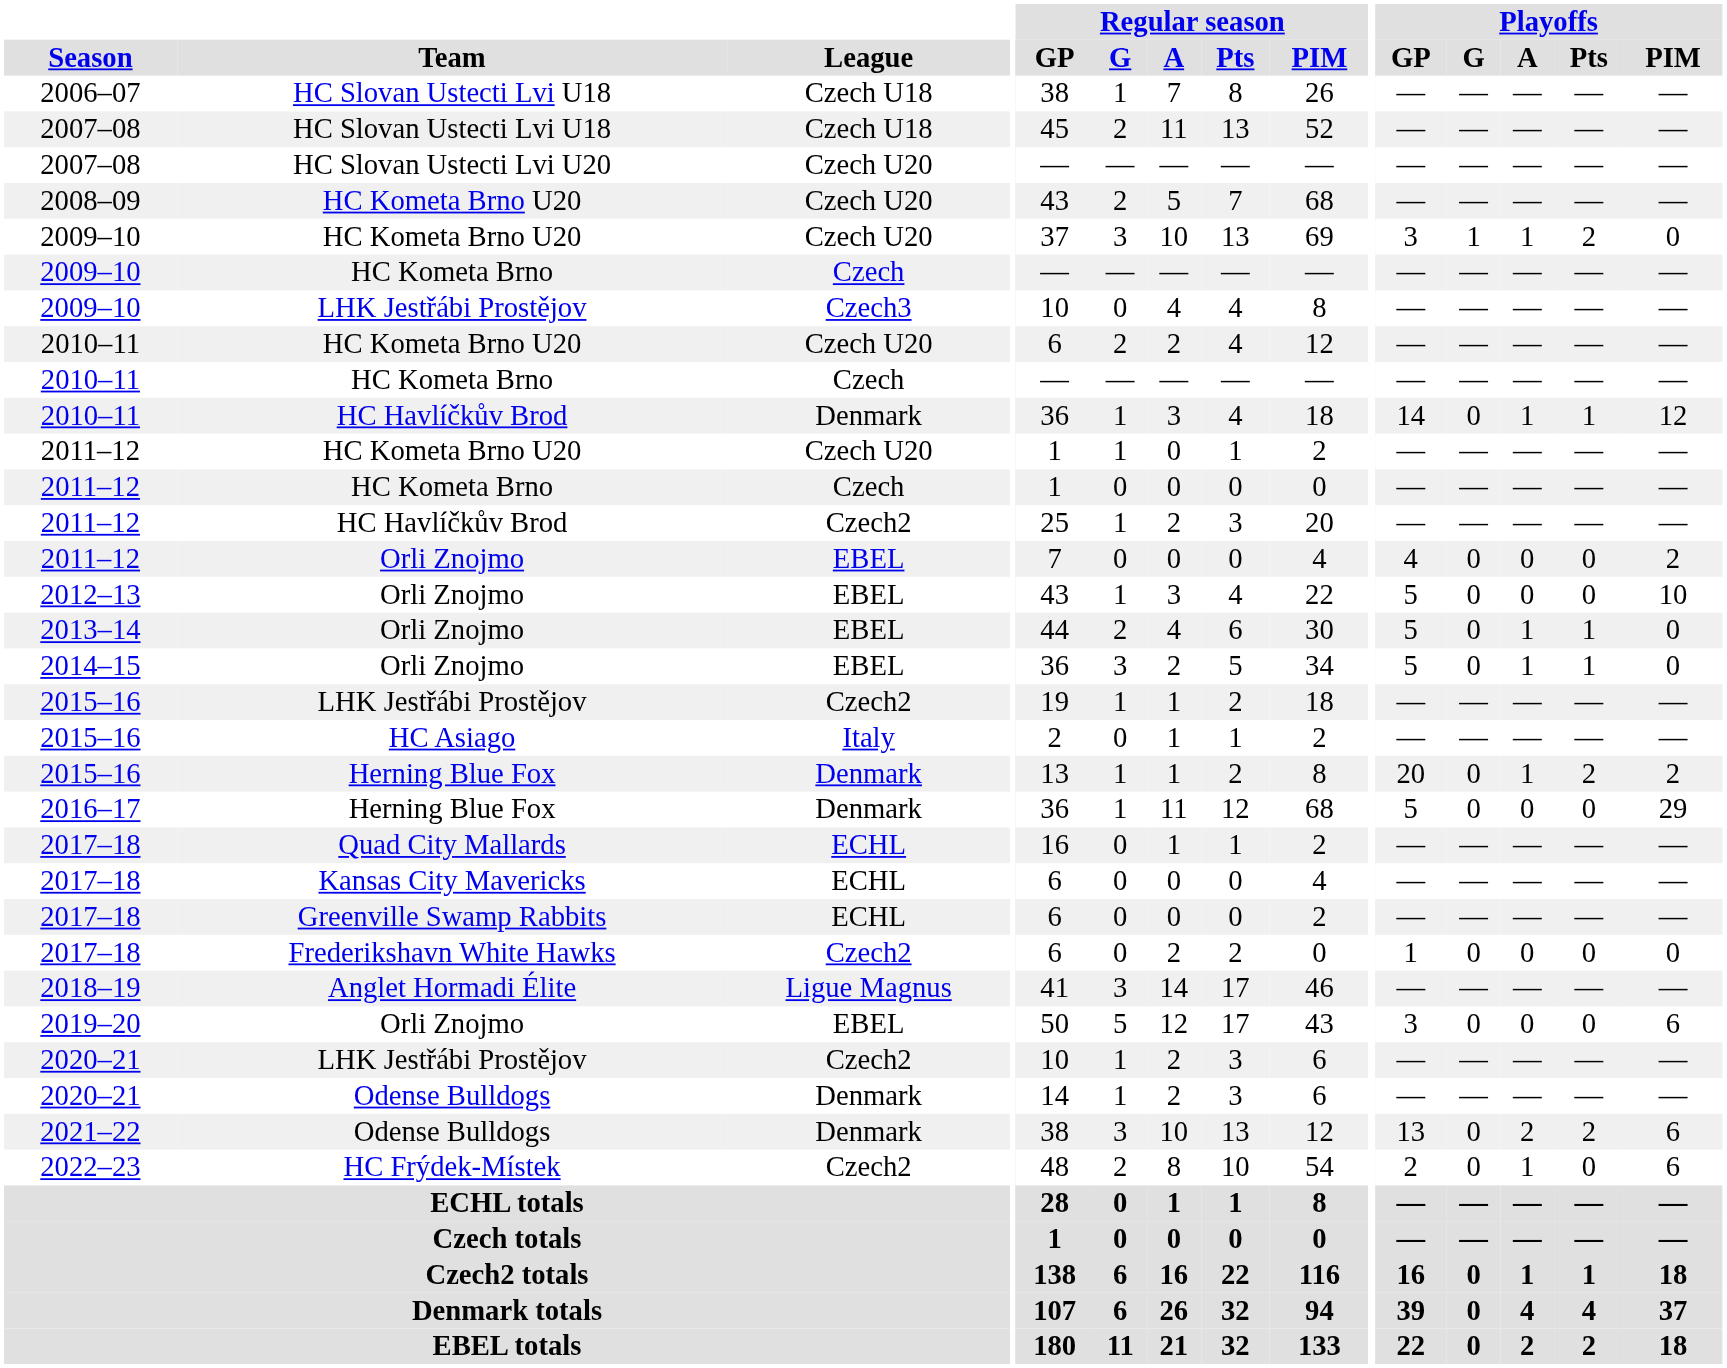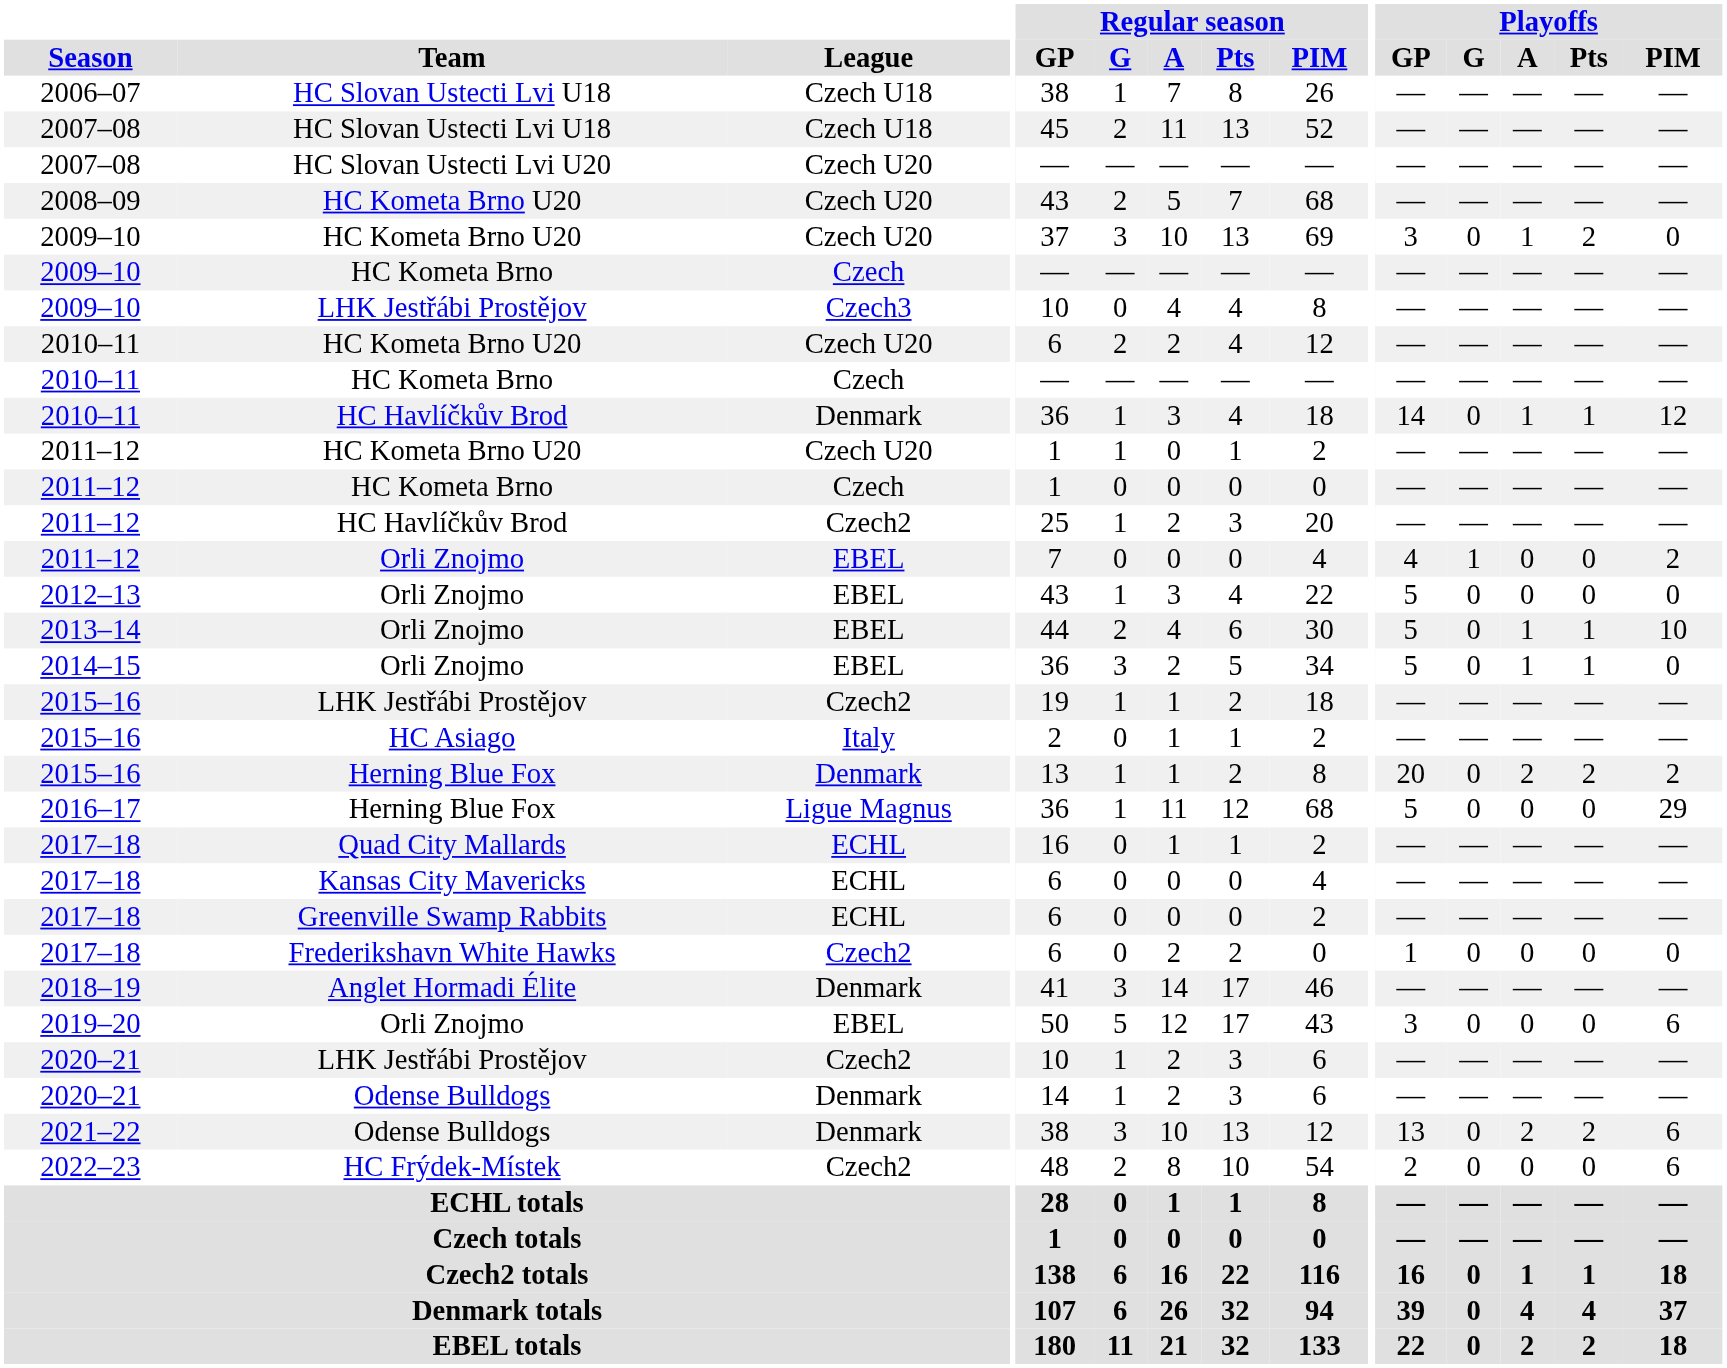(1474, 236) 1 -> (1474, 236) 0
(1474, 558) 0 -> (1474, 558) 1
(1673, 594) 10 -> (1673, 594) 0
(1673, 630) 0 -> (1673, 630) 10
(1527, 773) 1 -> (1527, 773) 2
(869, 809) Denmark -> (869, 809) Ligue Magnus
(869, 988) Ligue Magnus -> (869, 988) Denmark
(1527, 1167) 1 -> (1527, 1167) 0
